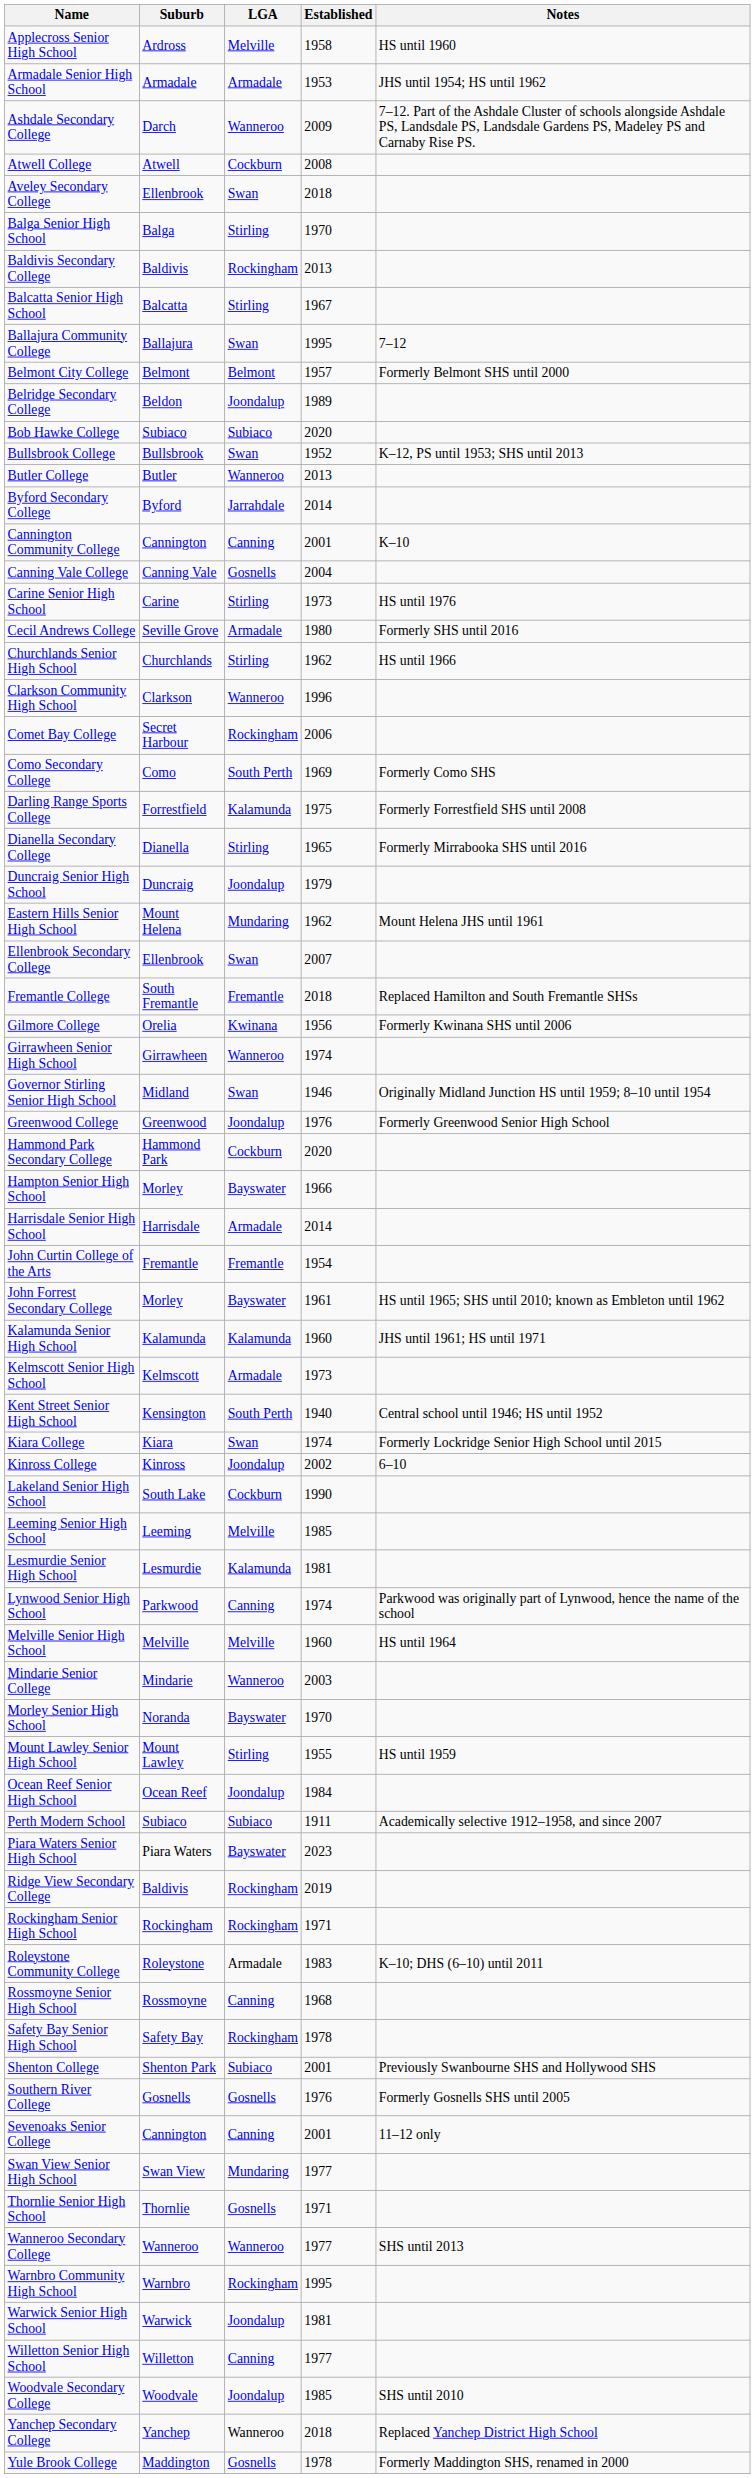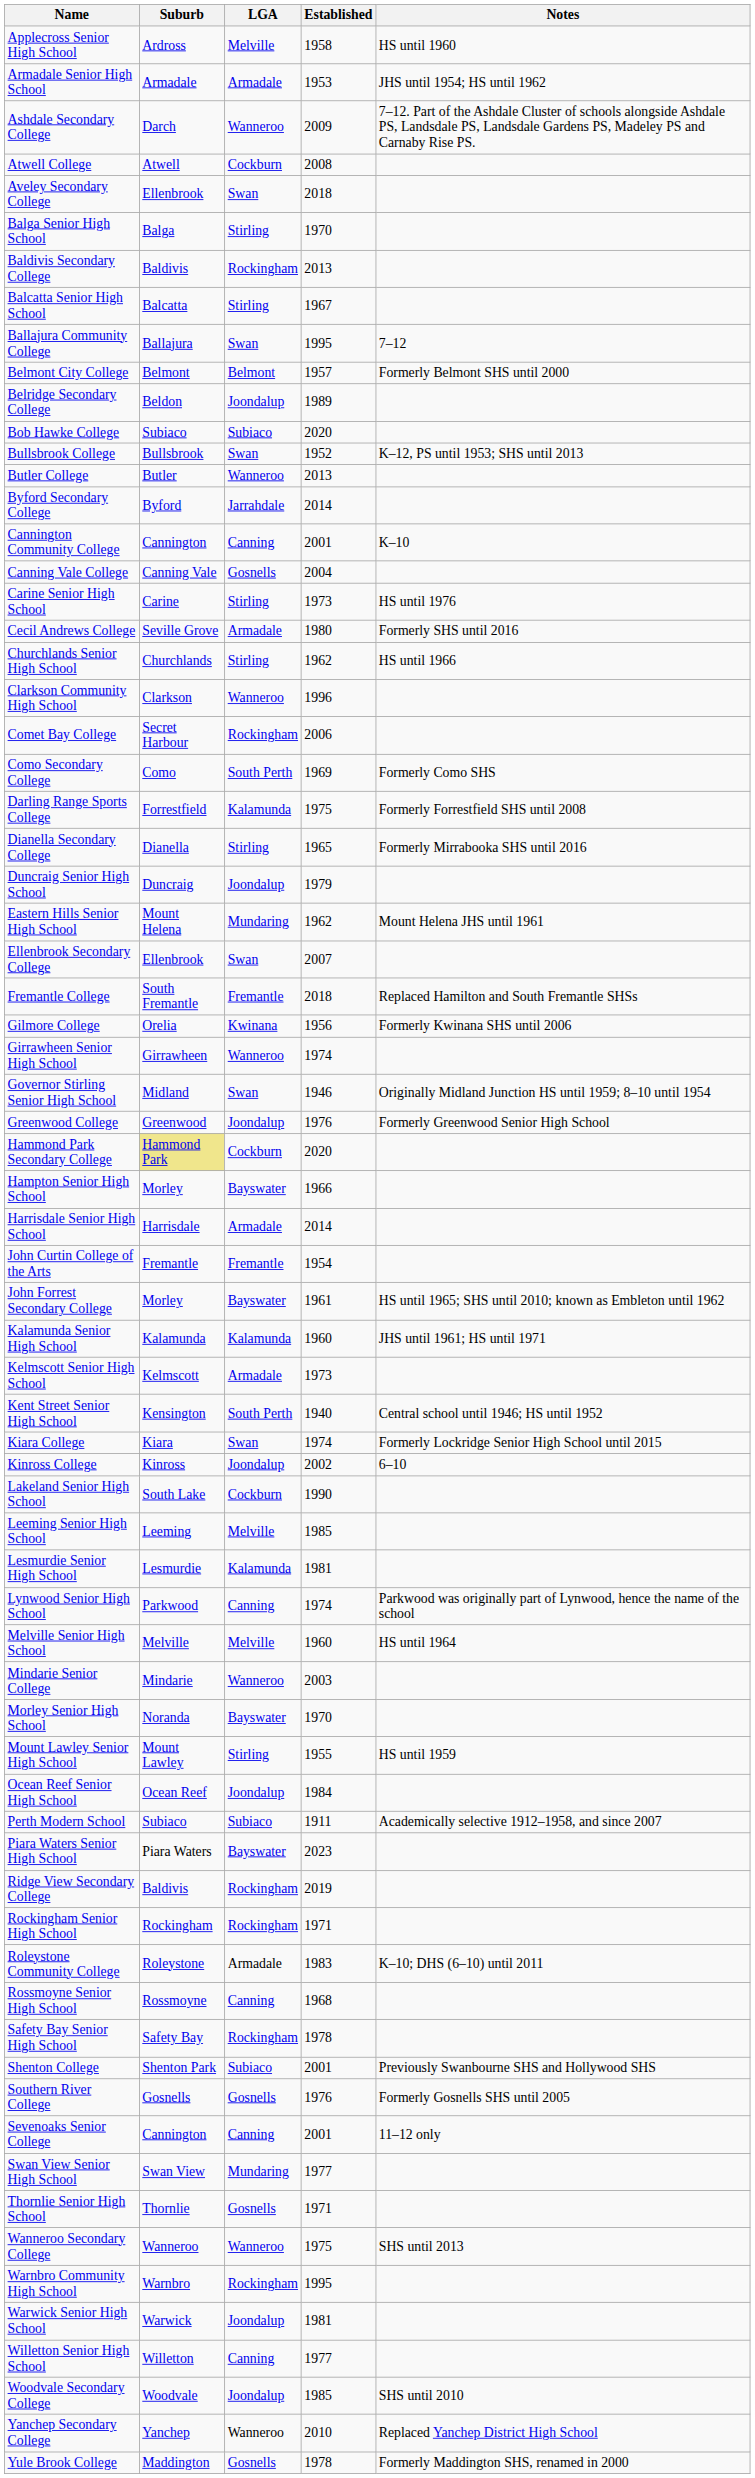(171, 1152) no background -> (171, 1152) khaki background
(318, 2246) 1977 -> (318, 2246) 1975
(318, 2433) 2018 -> (318, 2433) 2010
